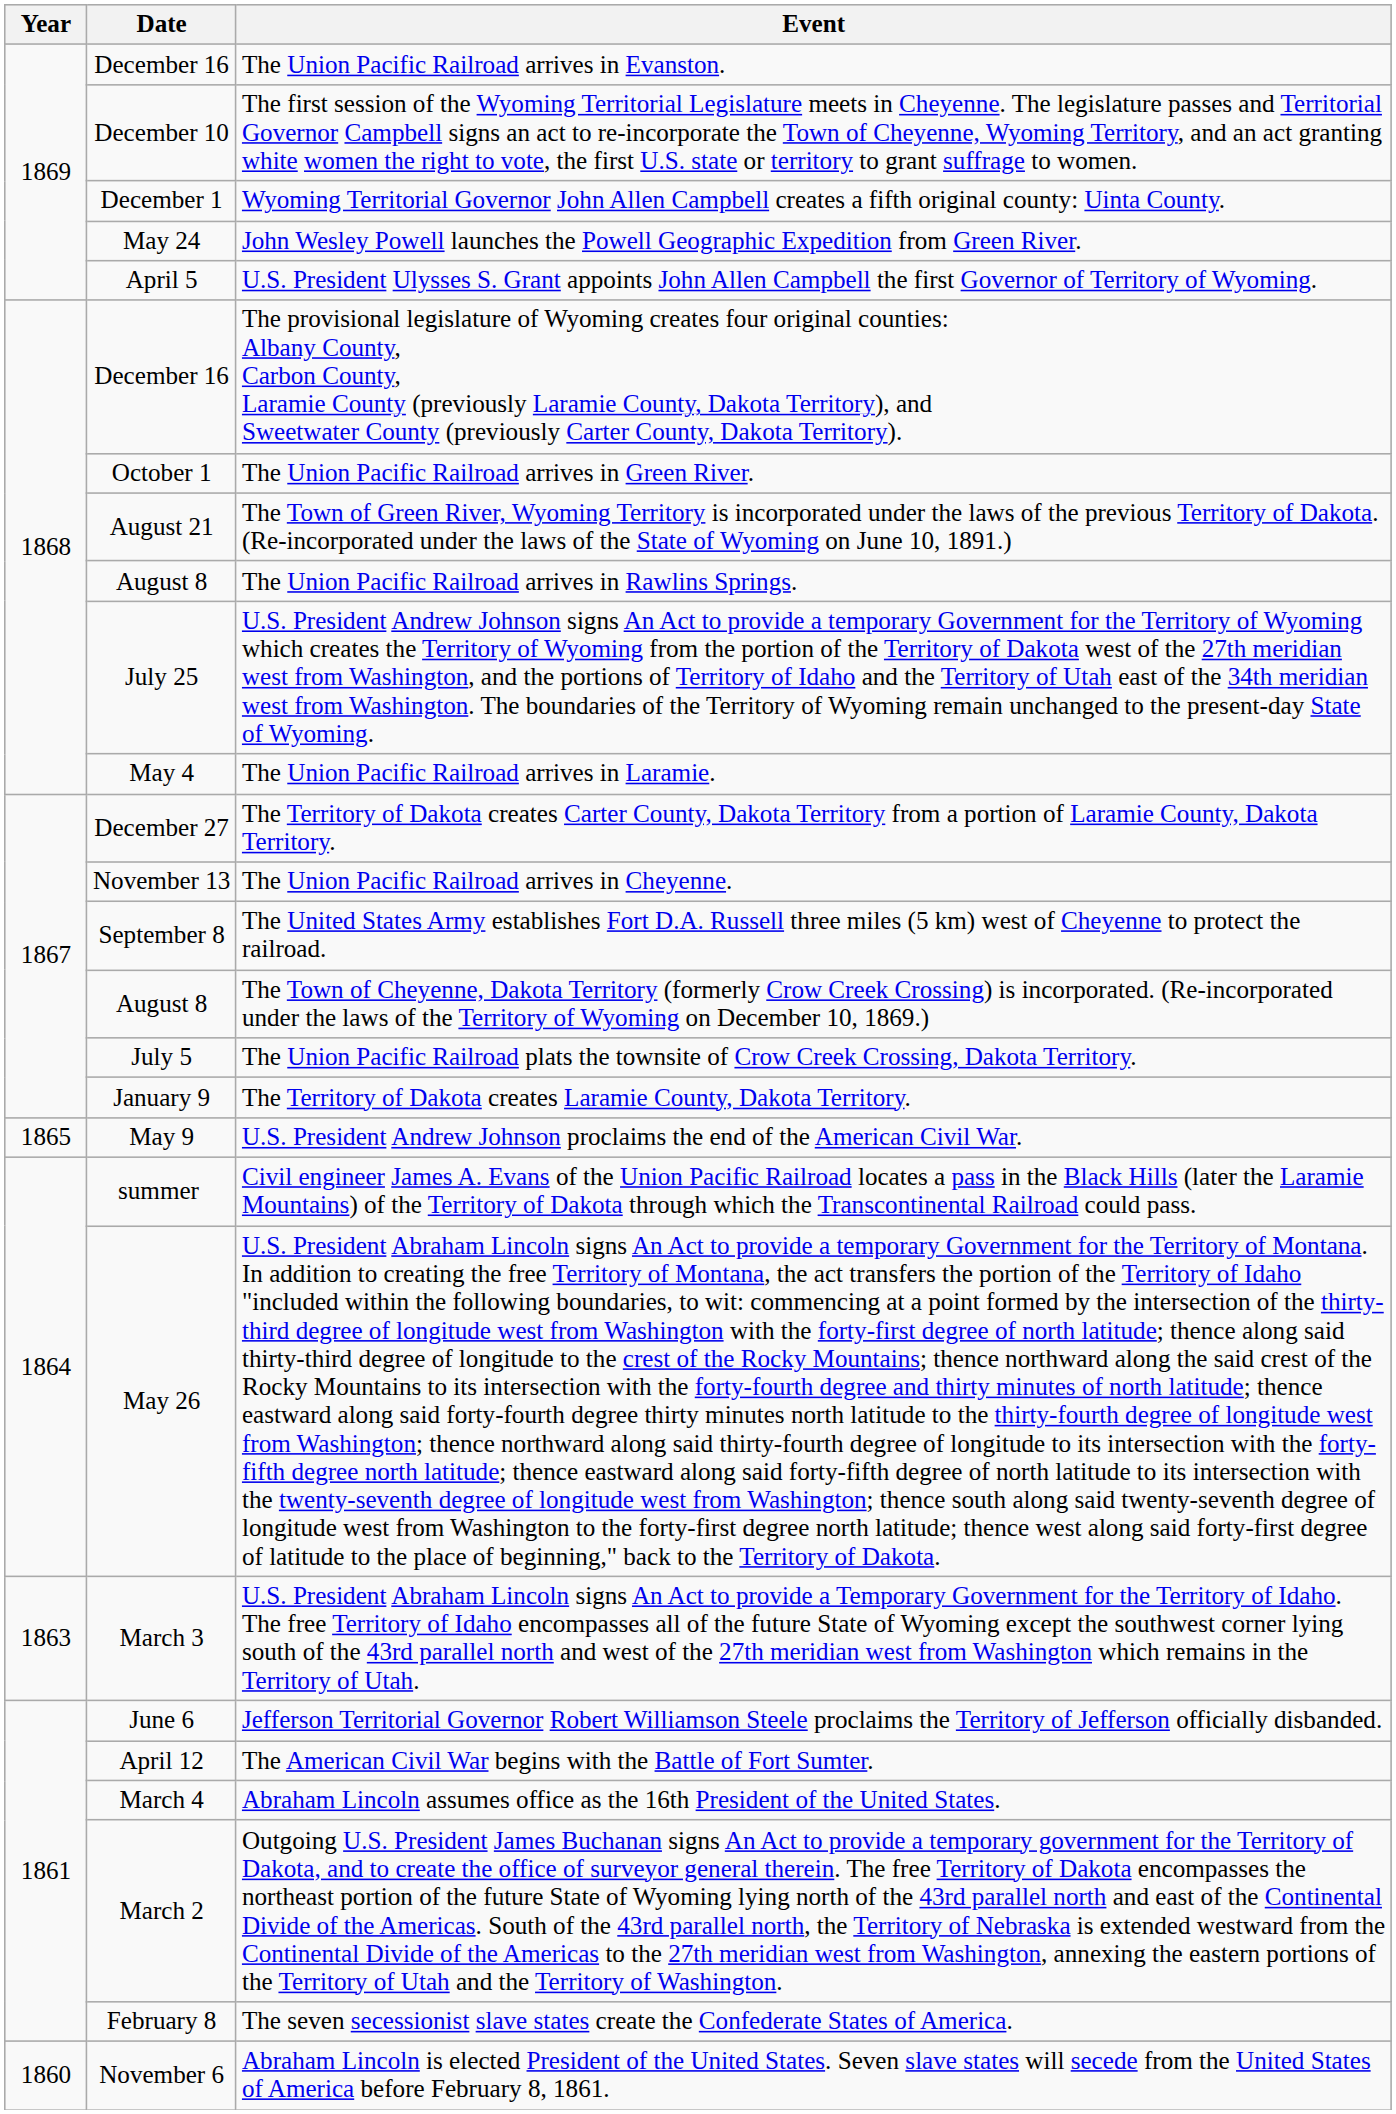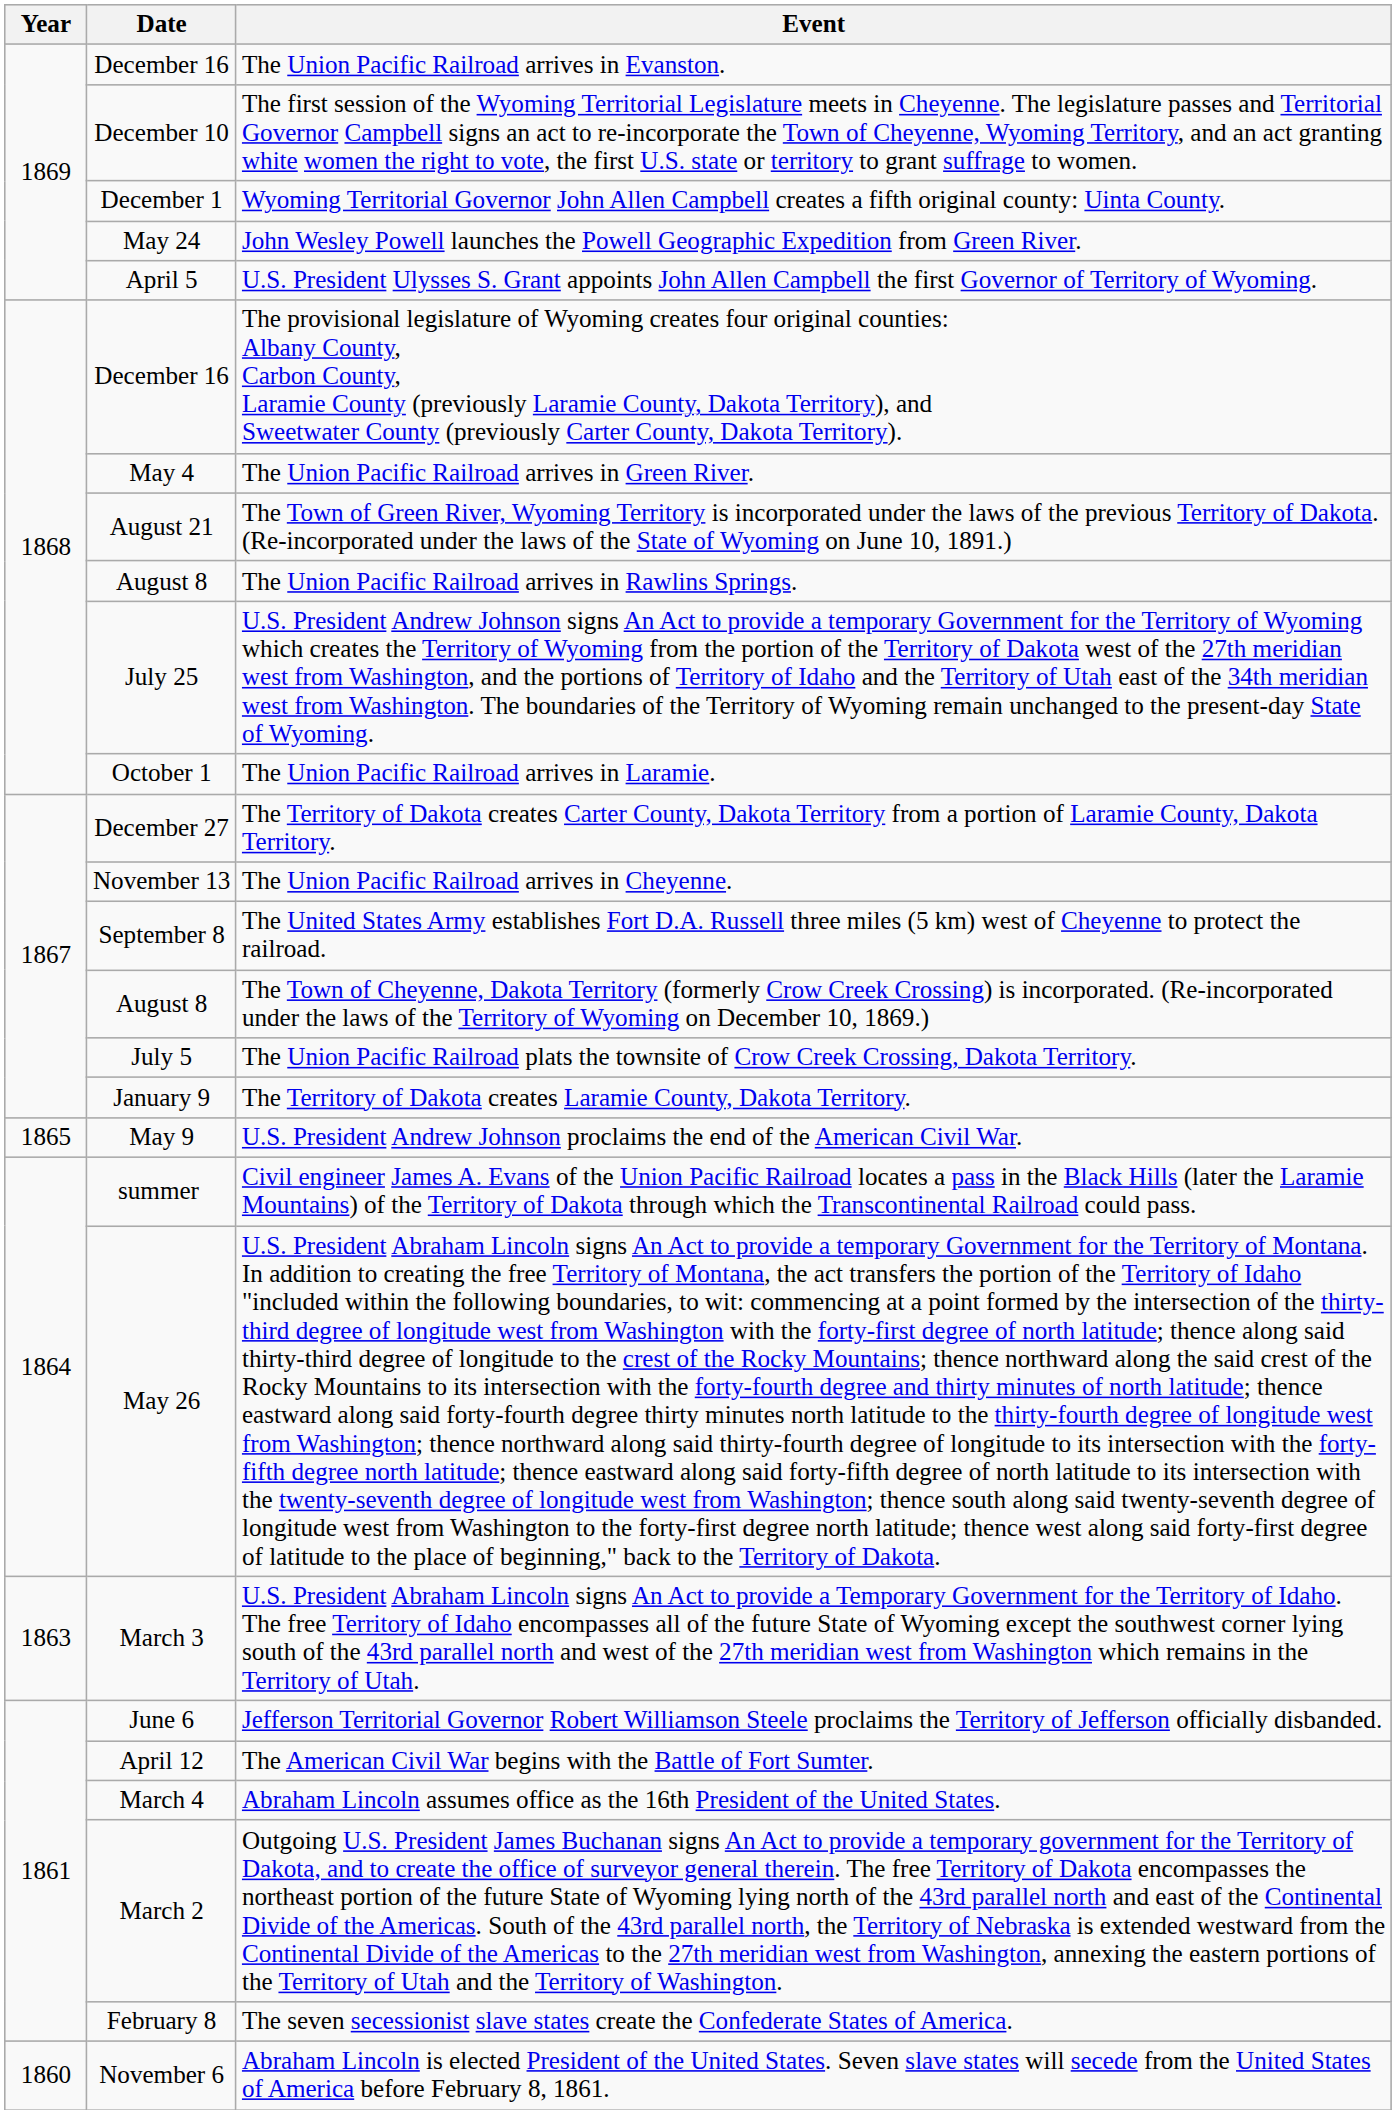(162, 472) October 1 -> (162, 472) May 4
(162, 773) May 4 -> (162, 773) October 1
